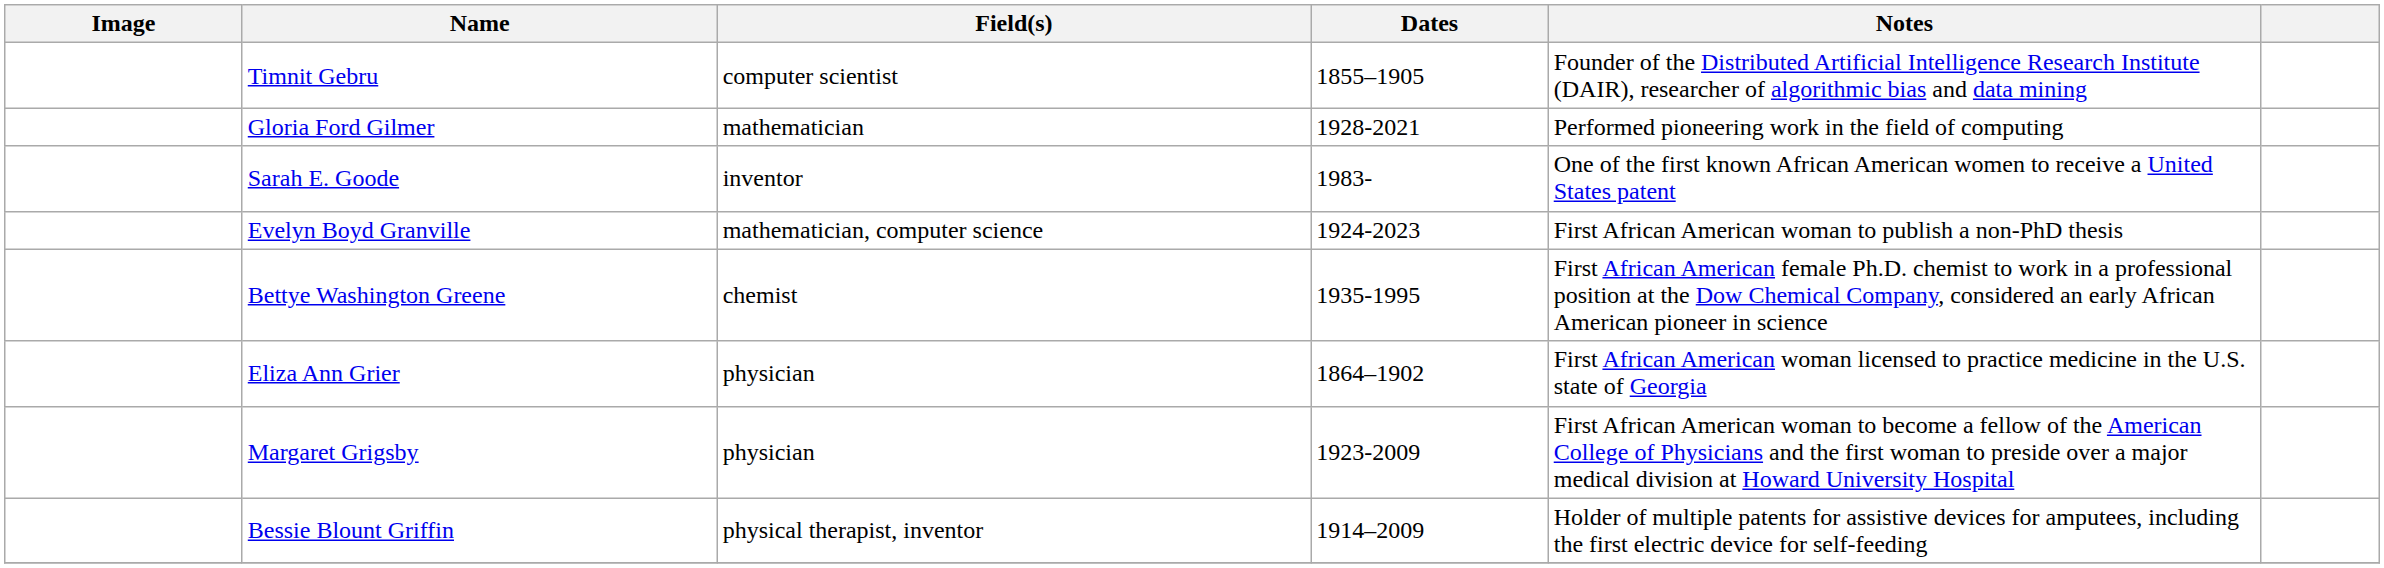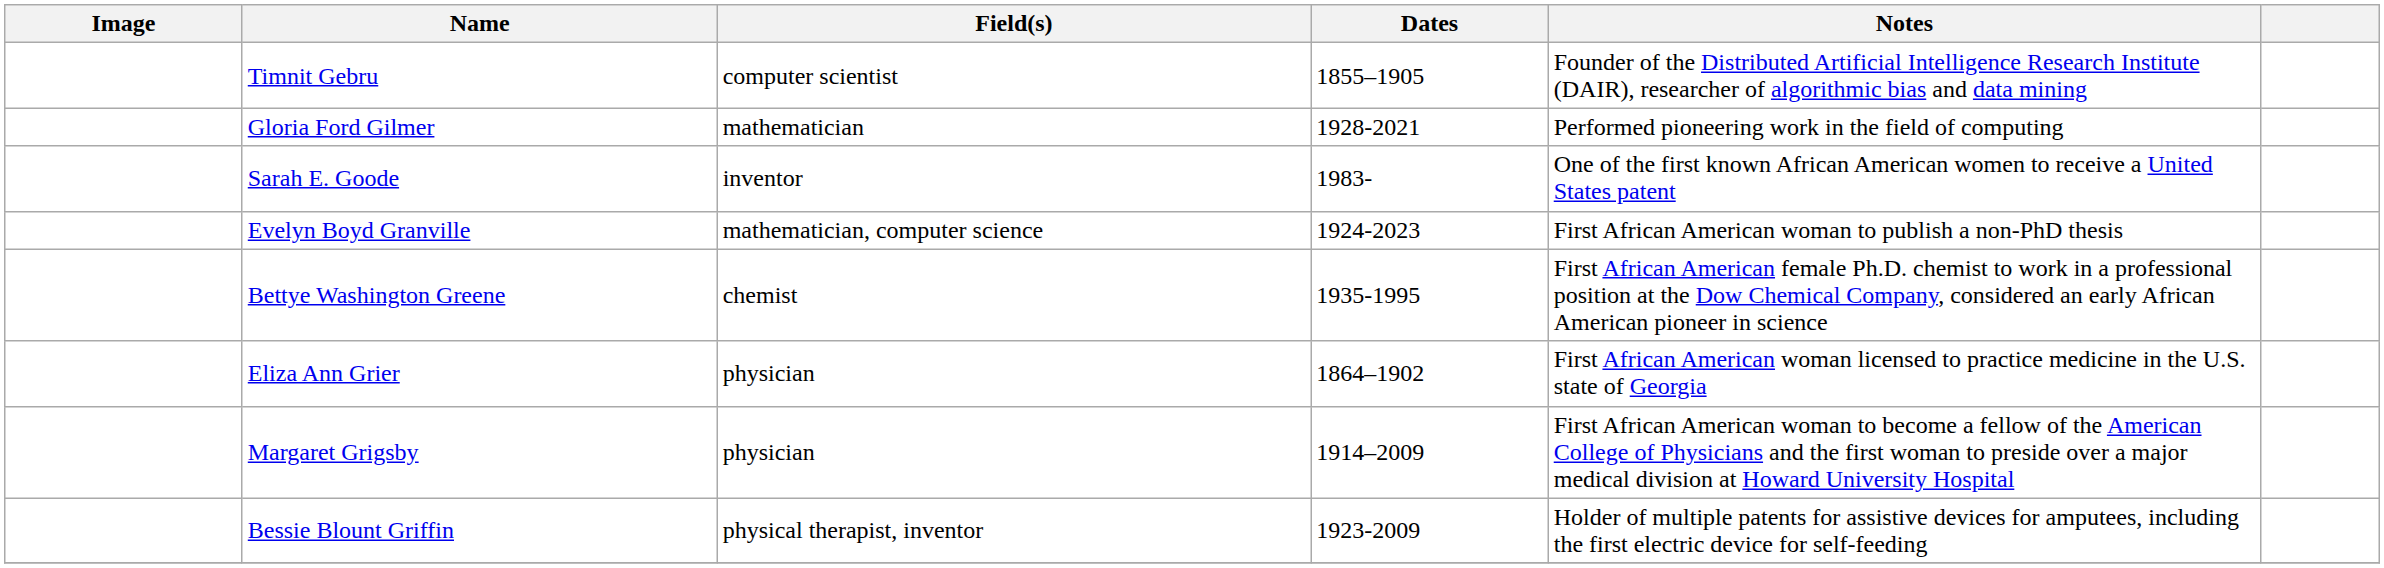(1368, 451) 1923-2009 -> (1370, 451) 1914–2009
(1370, 530) 1914–2009 -> (1368, 530) 1923-2009
